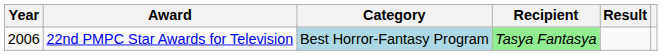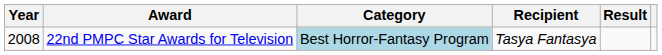(24, 38) 2006 -> (24, 38) 2008
(546, 38) lightgreen background -> (546, 38) no background
